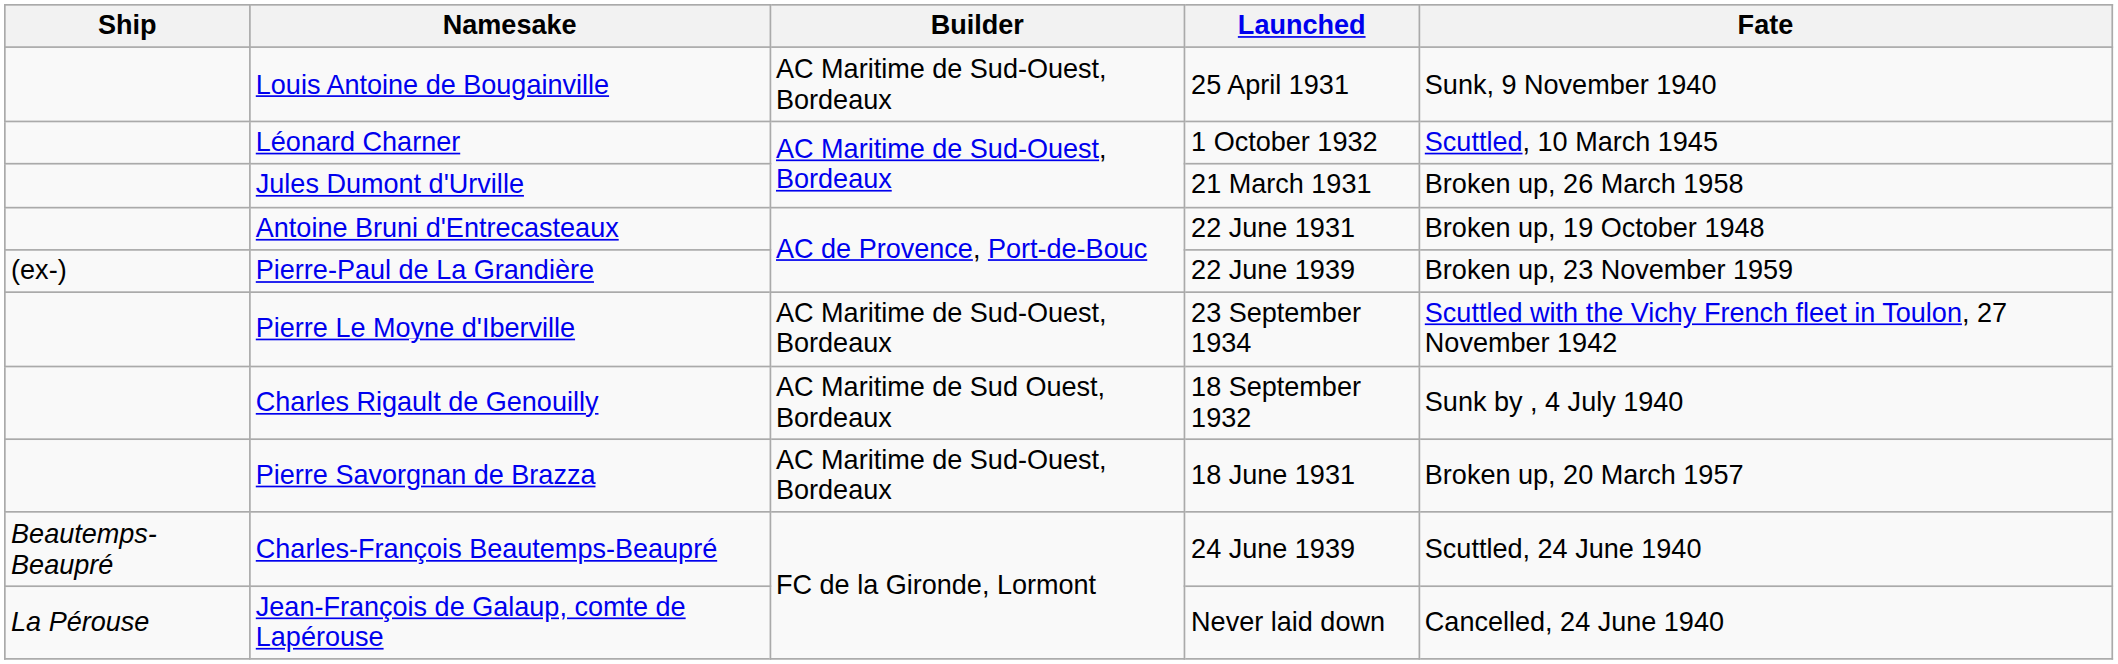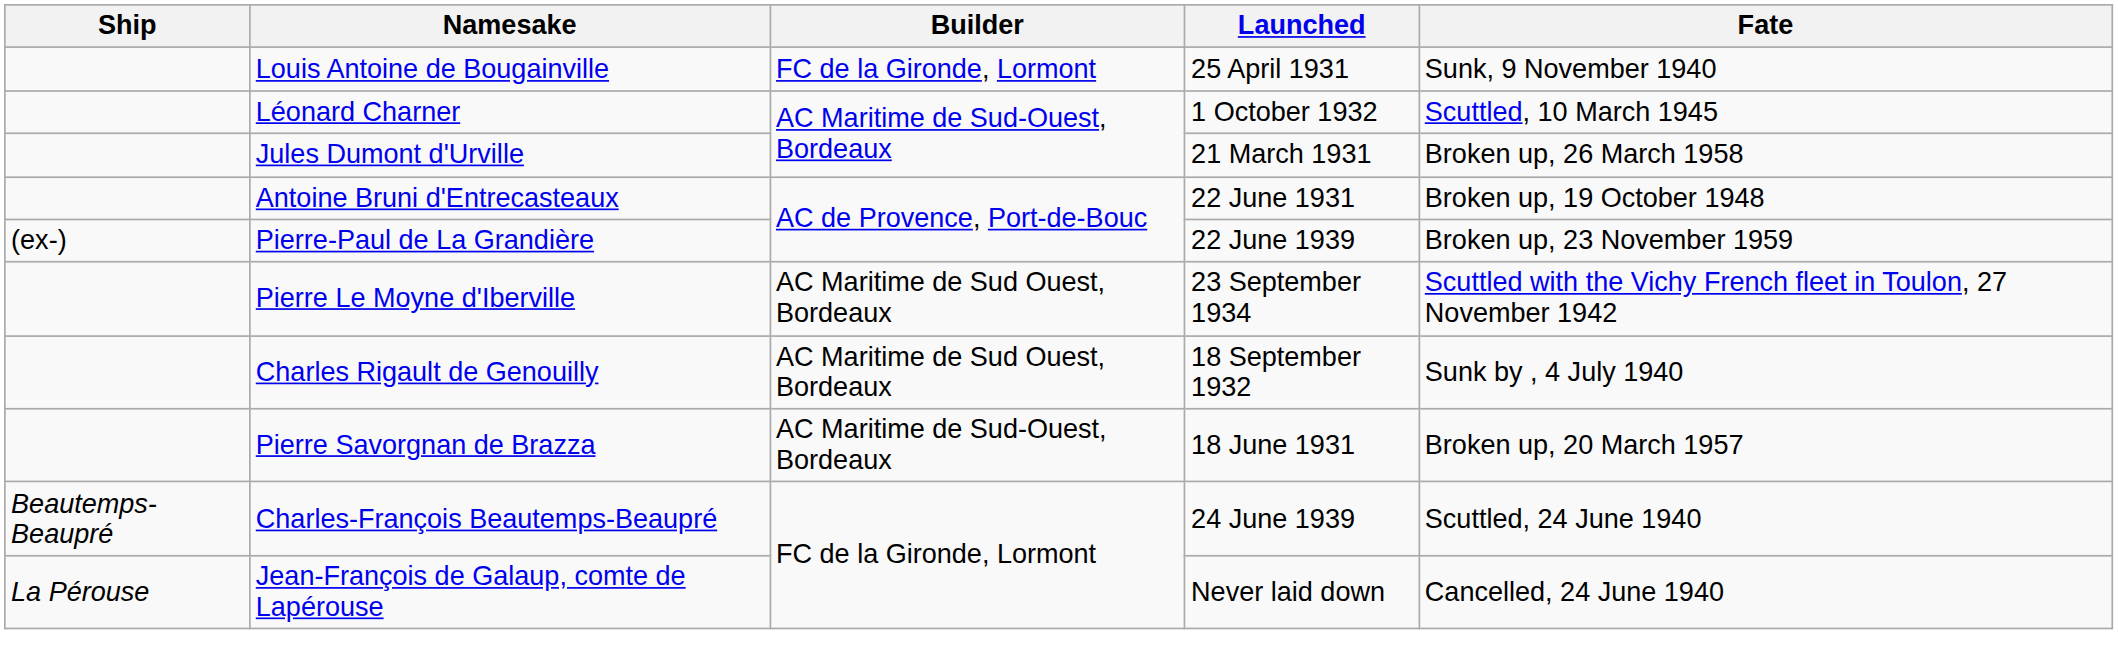(941, 84) AC Maritime de Sud-Ouest, Bordeaux -> (936, 68) FC de la Gironde, Lormont
(941, 328) AC Maritime de Sud-Ouest, Bordeaux -> (941, 298) AC Maritime de Sud Ouest, Bordeaux
